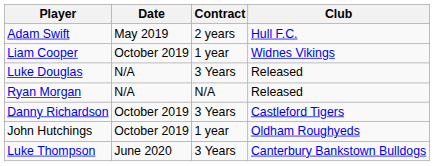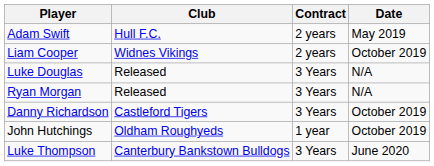columns swapped: (339, 14) <-> (152, 14)
(212, 53) 1 year -> (315, 53) 2 years
(205, 92) N/A -> (316, 92) 3 Years
